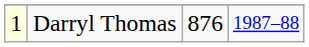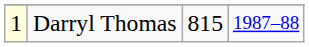(205, 23) 876 -> (205, 23) 815
